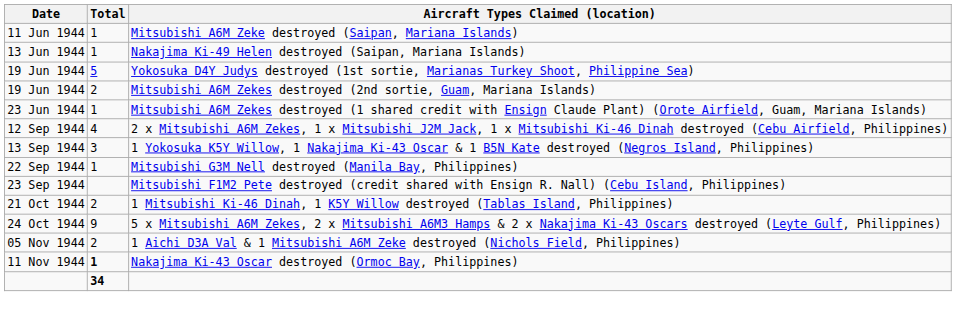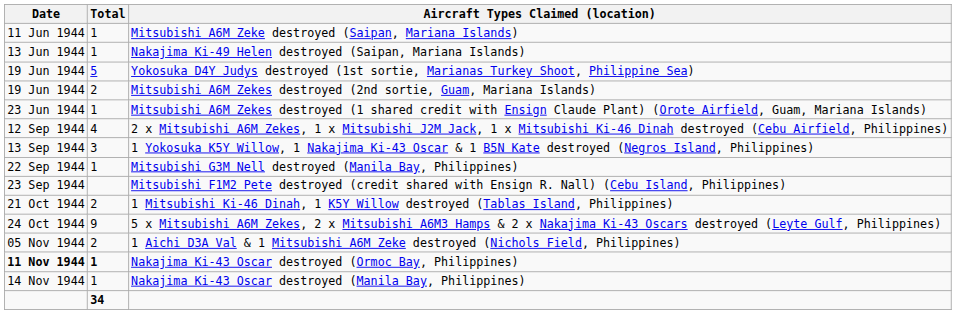(46, 262) normal -> (46, 262) bold
+ row: (328, 281)
